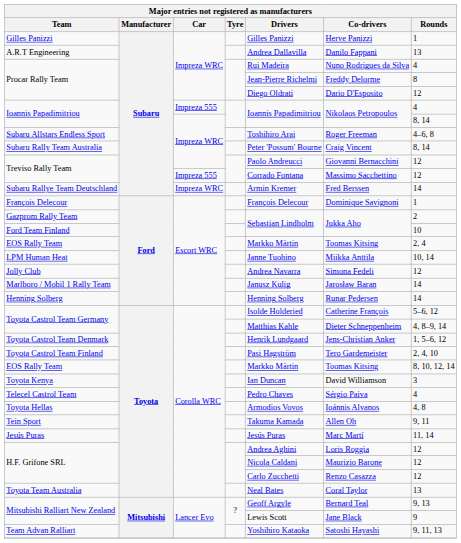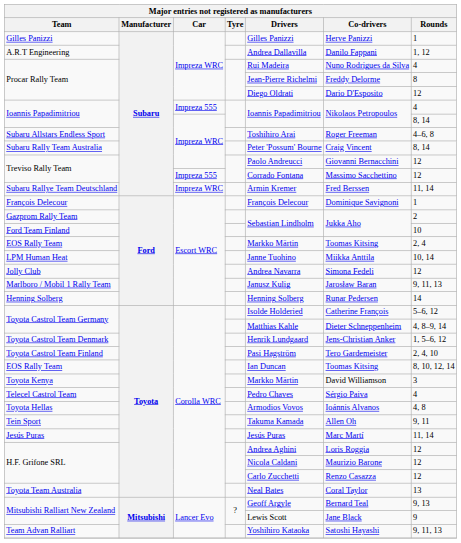(417, 51) 13 -> (421, 51) 1, 12
(417, 188) 14 -> (423, 188) 11, 14
(417, 284) 14 -> (427, 284) 9, 11, 13
(273, 366) Markko Märtin -> (266, 366) Ian Duncan
(266, 380) Ian Duncan -> (273, 380) Markko Märtin
